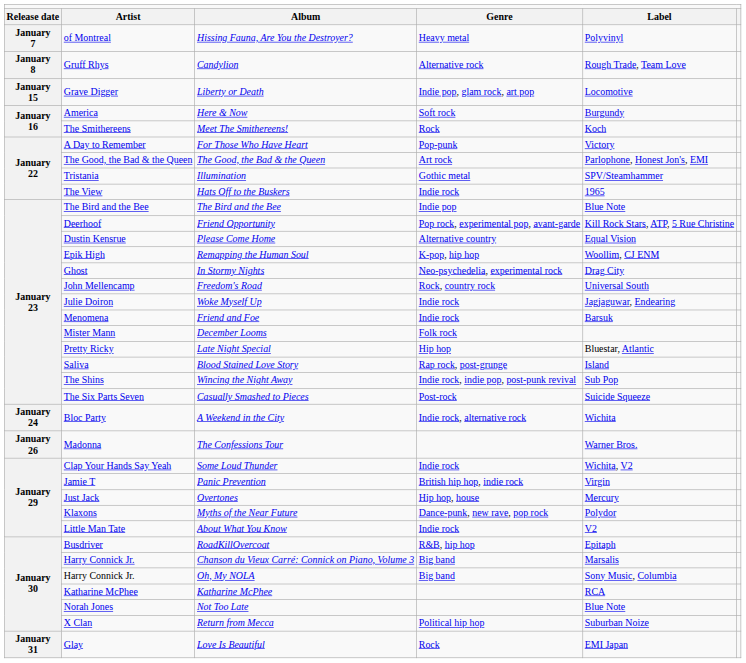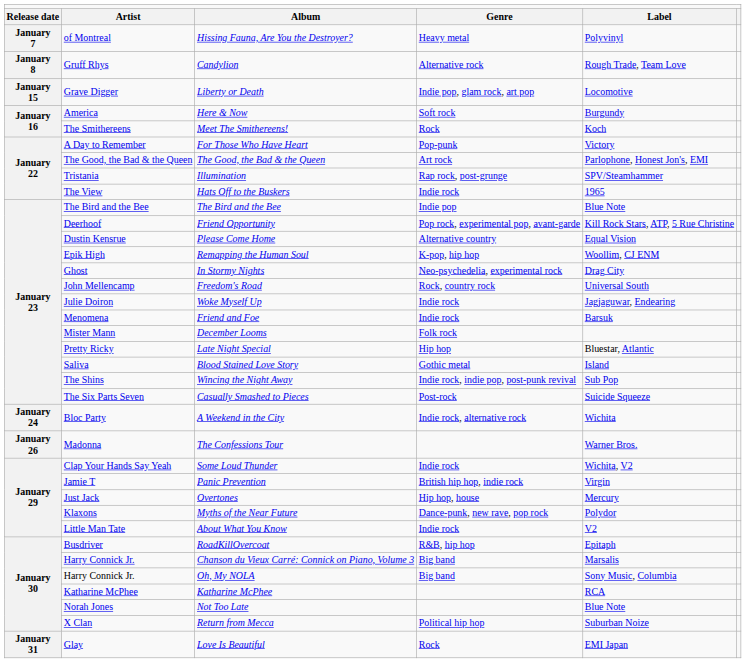(445, 176) Gothic metal -> (463, 176) Rap rock, post-grunge
(463, 365) Rap rock, post-grunge -> (445, 365) Gothic metal
